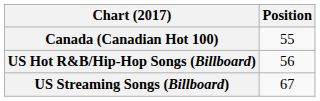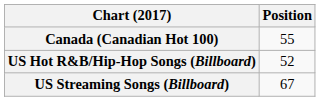(287, 61) 56 -> (287, 61) 52
